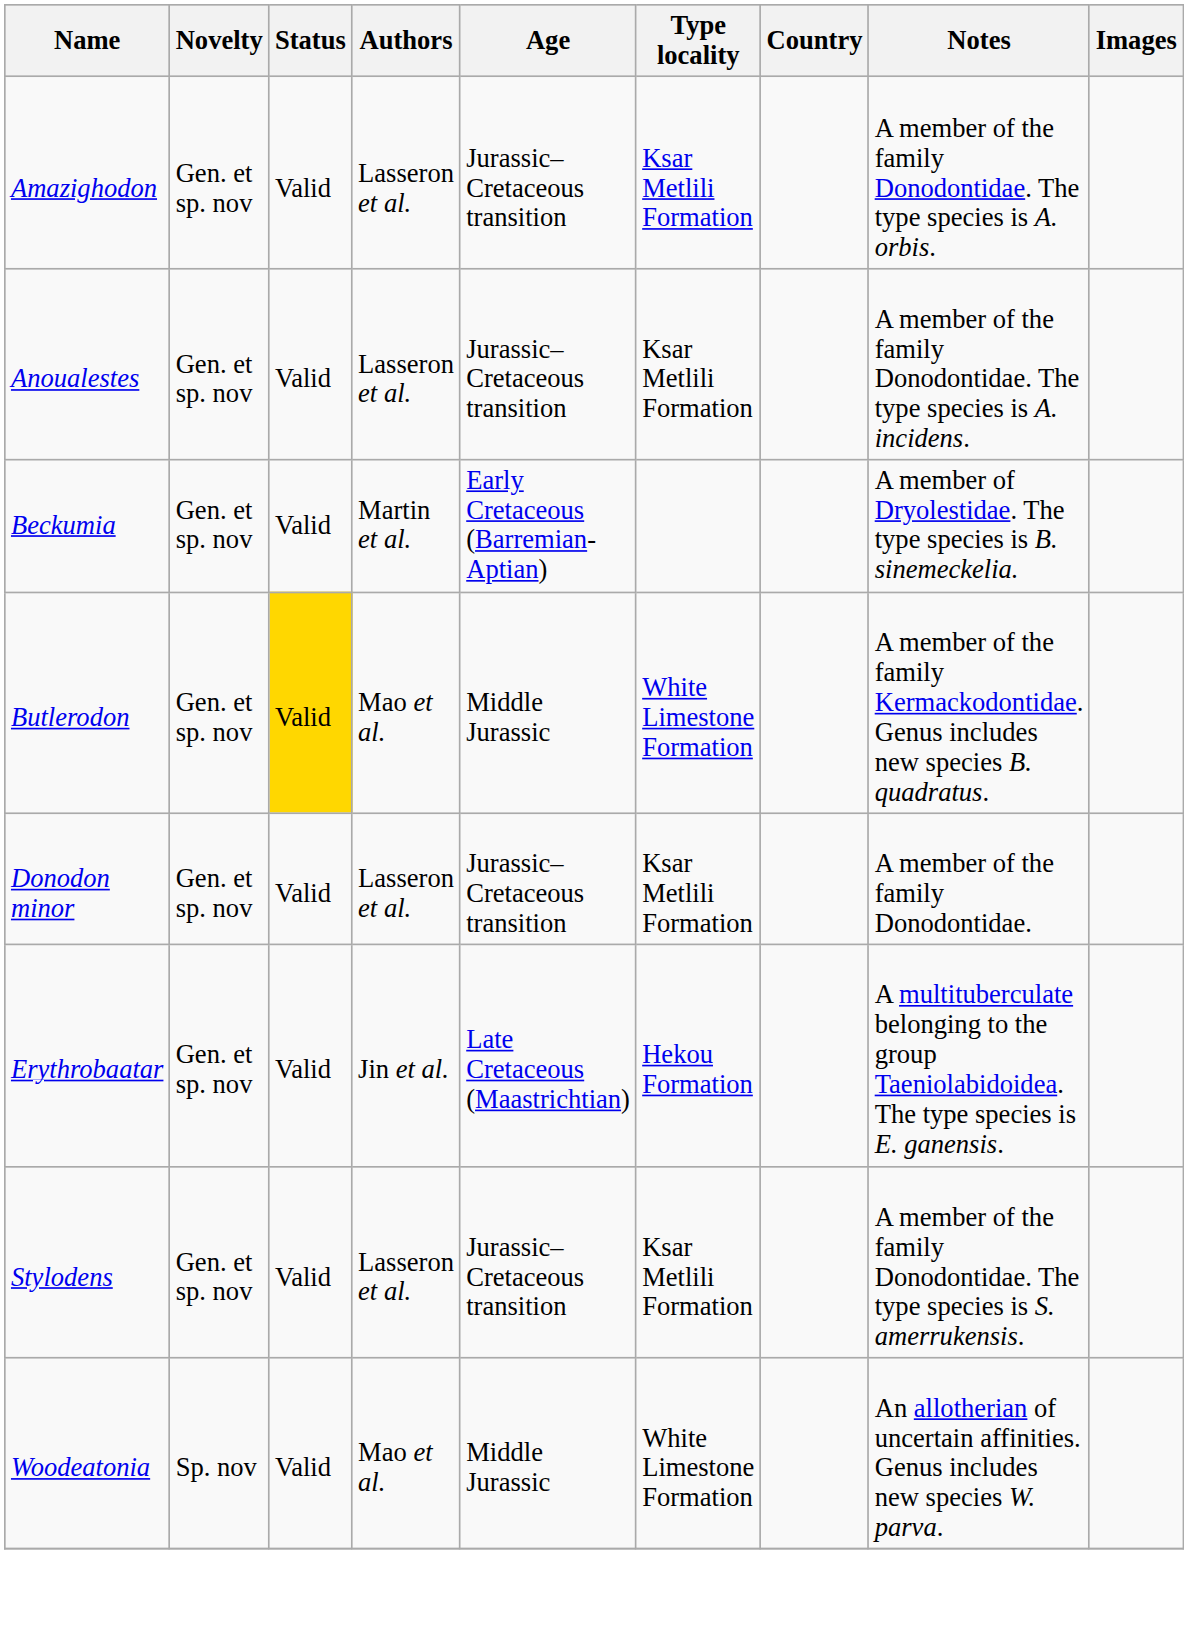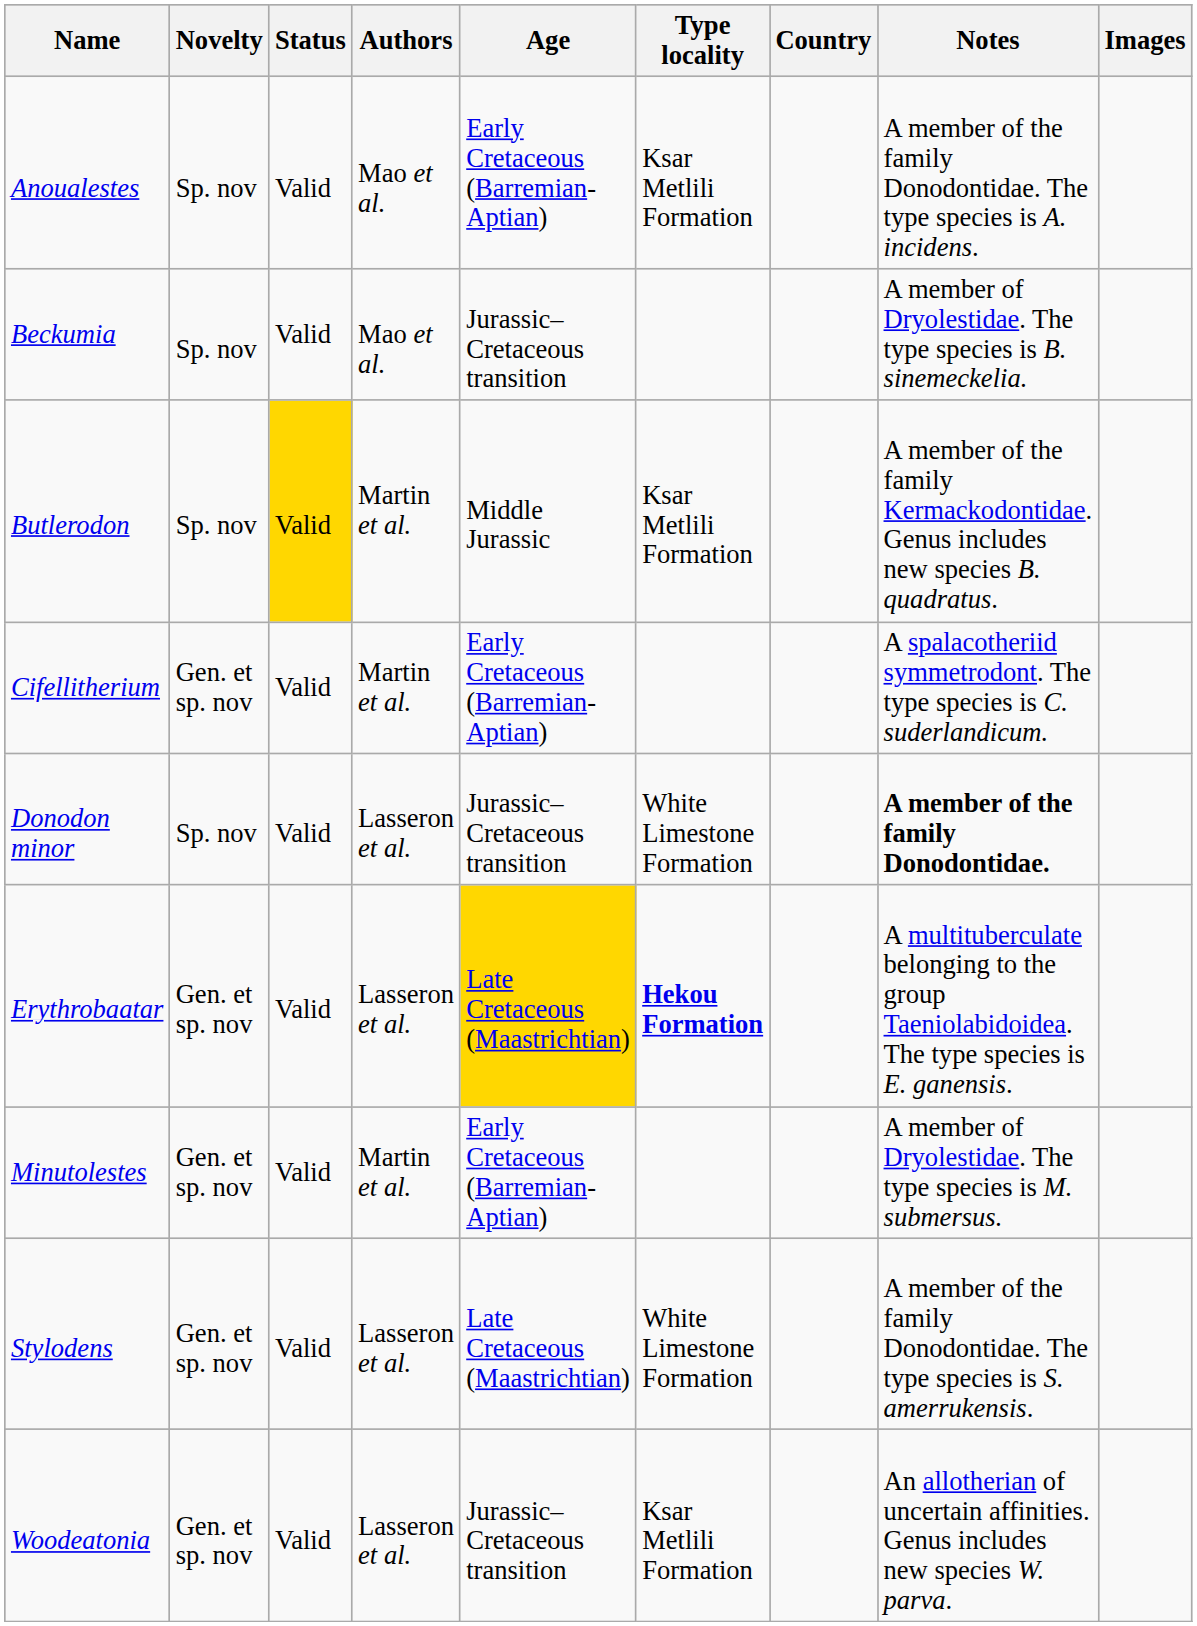- row: (84, 187)
(214, 378) Gen. et sp. nov -> (216, 187) Sp. nov
(406, 378) Lasseron et al. -> (395, 187) Mao et al.
(525, 378) Jurassic–Cretaceous transition -> (531, 172) Early Cretaceous (Barremian-Aptian)
(214, 525) Gen. et sp. nov -> (216, 348) Sp. nov
(394, 525) Martin et al. -> (395, 348) Mao et al.
(531, 525) Early Cretaceous (Barremian-Aptian) -> (525, 348) Jurassic–Cretaceous transition
(214, 716) Gen. et sp. nov -> (216, 525) Sp. nov
(395, 716) Mao et al. -> (394, 510) Martin et al.
(698, 716) White Limestone Formation -> (698, 525) Ksar Metlili Formation
+ row: (85, 687)
(214, 893) Gen. et sp. nov -> (216, 833) Sp. nov
(698, 893) Ksar Metlili Formation -> (698, 833) White Limestone Formation
(964, 893) normal -> (978, 833) bold
(403, 1070) Jin et al. -> (406, 1010) Lasseron et al.
(548, 1070) no background -> (548, 1010) gold background
(698, 1070) normal -> (703, 1010) bold
+ row: (79, 1171)
(525, 1276) Jurassic–Cretaceous transition -> (548, 1348) Late Cretaceous (Maastrichtian)
(698, 1276) Ksar Metlili Formation -> (698, 1348) White Limestone Formation
(216, 1468) Sp. nov -> (214, 1540) Gen. et sp. nov
(395, 1468) Mao et al. -> (406, 1540) Lasseron et al.
(508, 1468) Middle Jurassic -> (525, 1540) Jurassic–Cretaceous transition
(698, 1468) White Limestone Formation -> (698, 1540) Ksar Metlili Formation
